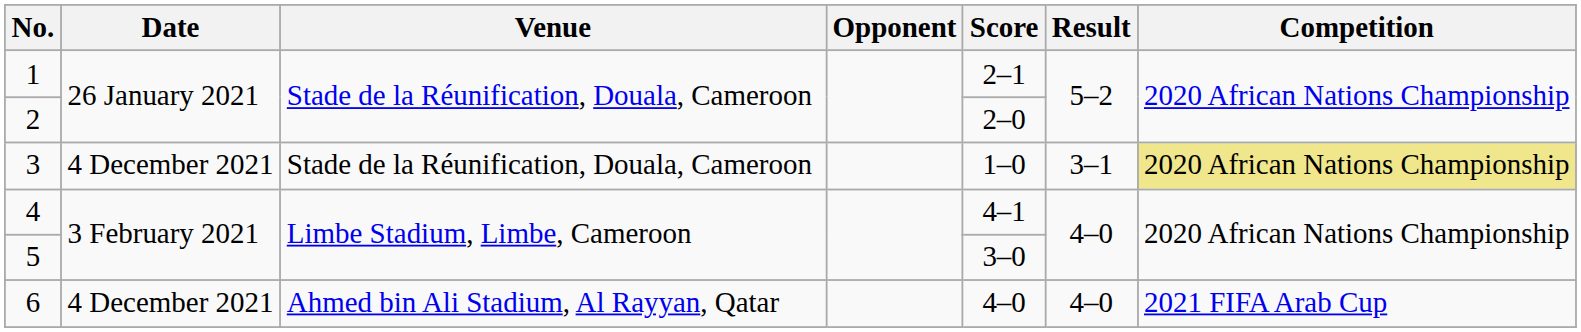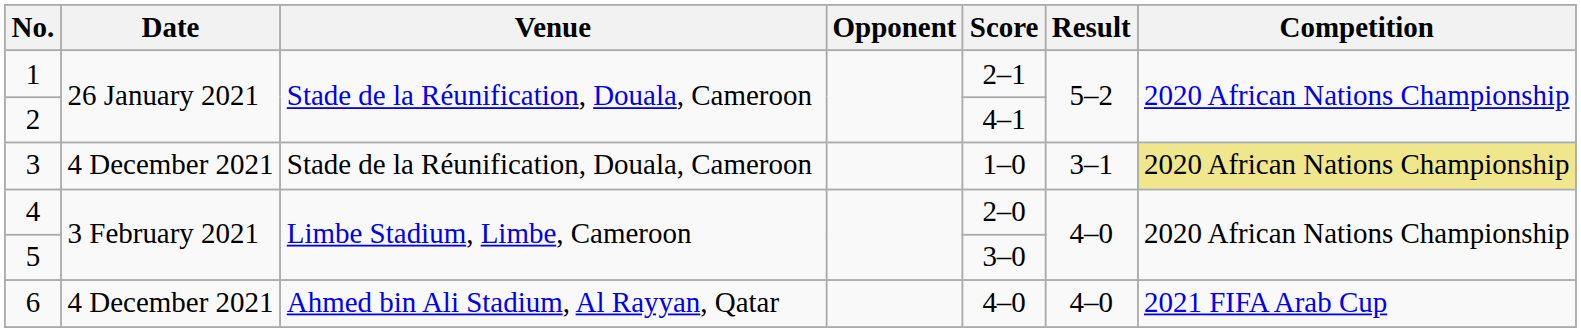(1004, 119) 2–0 -> (1004, 119) 4–1
(1004, 211) 4–1 -> (1004, 211) 2–0
